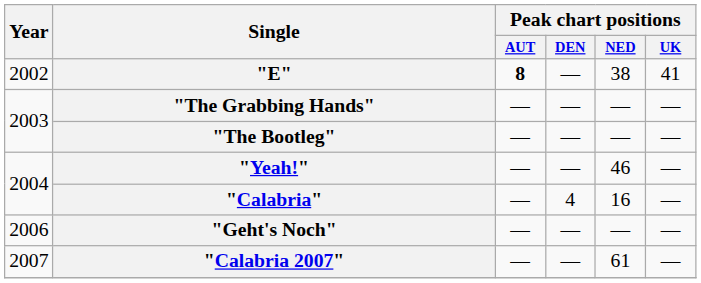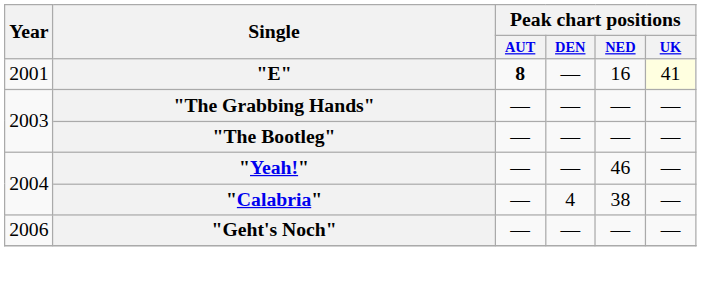(29, 74) 2002 -> (29, 74) 2001
(620, 74) 38 -> (620, 74) 16
(671, 74) no background -> (671, 74) lightyellow background
(620, 199) 16 -> (620, 199) 38
- row: (274, 261)
